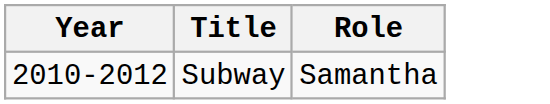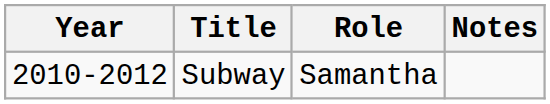+ column: (495, 29)
